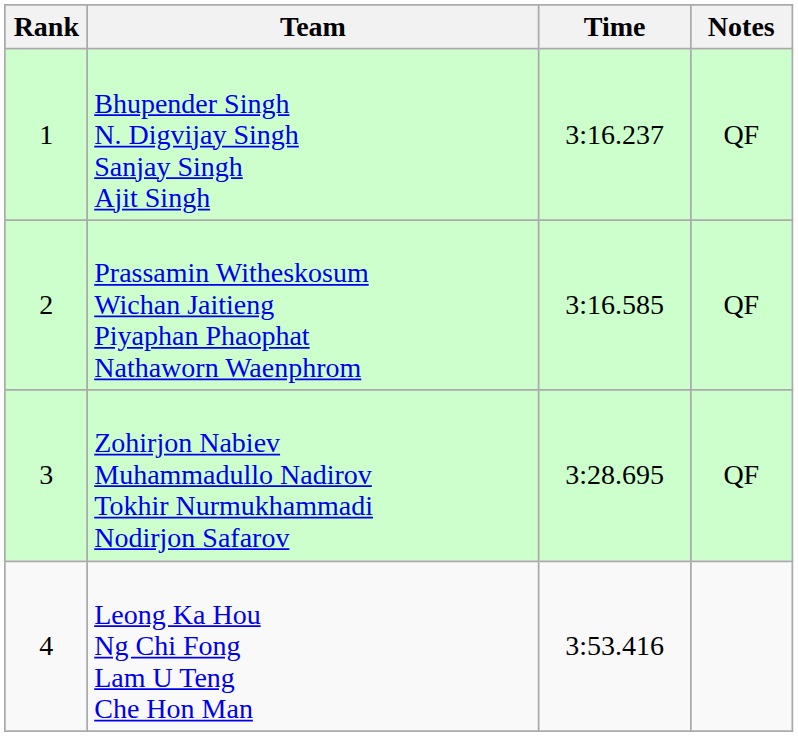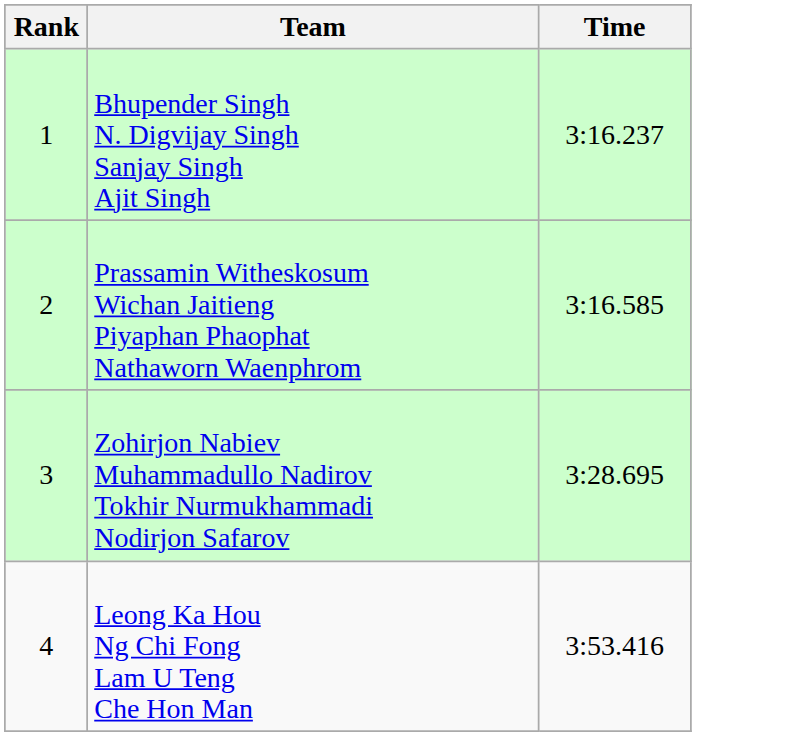- column: (741, 26)
